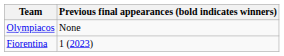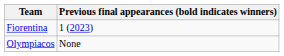rows swapped: (31, 28) <-> (27, 43)
